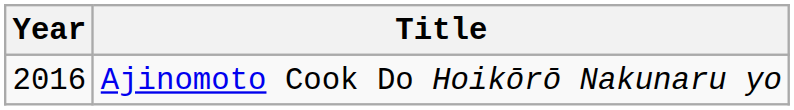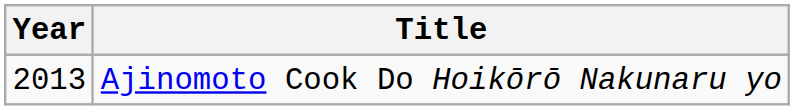(49, 80) 2016 -> (49, 80) 2013
